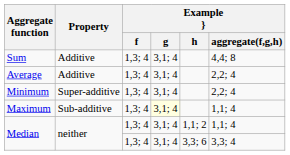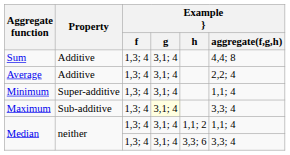(223, 91) 2,2; 4 -> (223, 91) 1,1; 4
(223, 108) 1,1; 4 -> (223, 108) 3,3; 4
